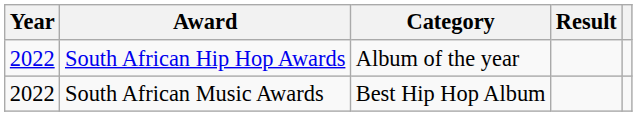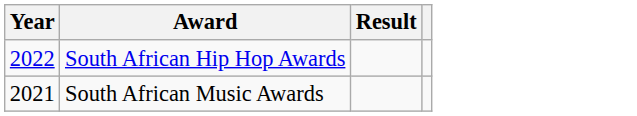- column: (451, 22)
(32, 93) 2022 -> (32, 93) 2021
